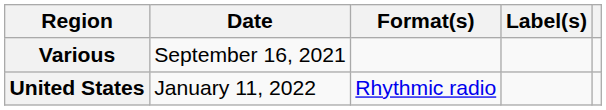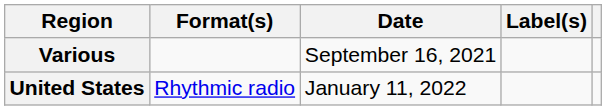columns swapped: (250, 21) <-> (426, 21)
